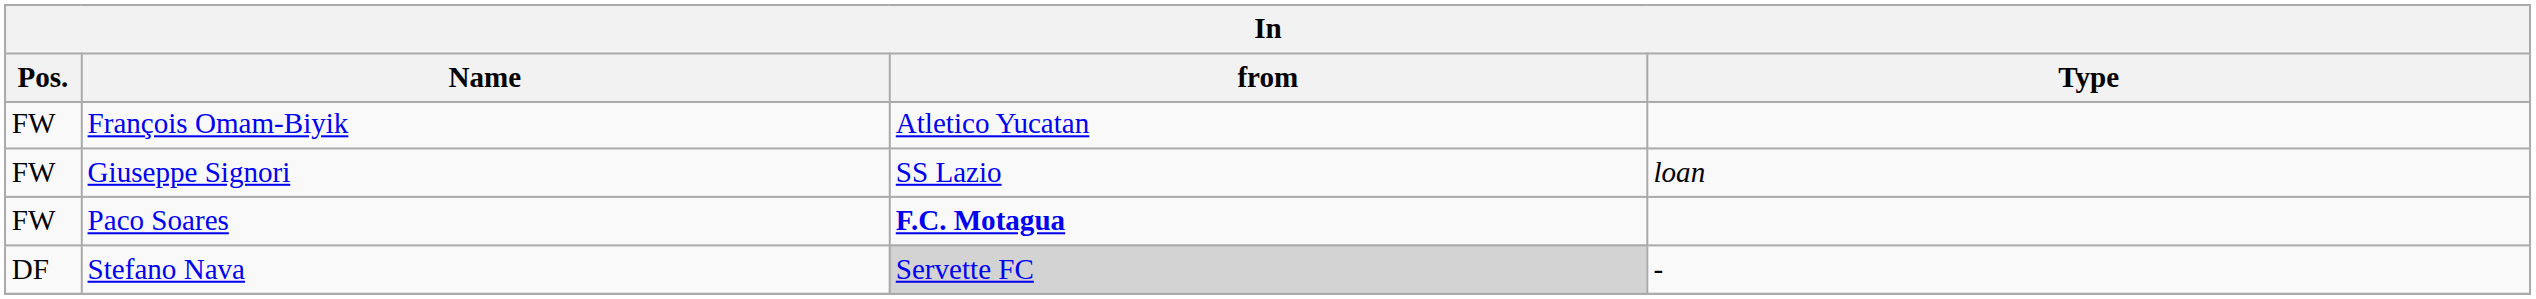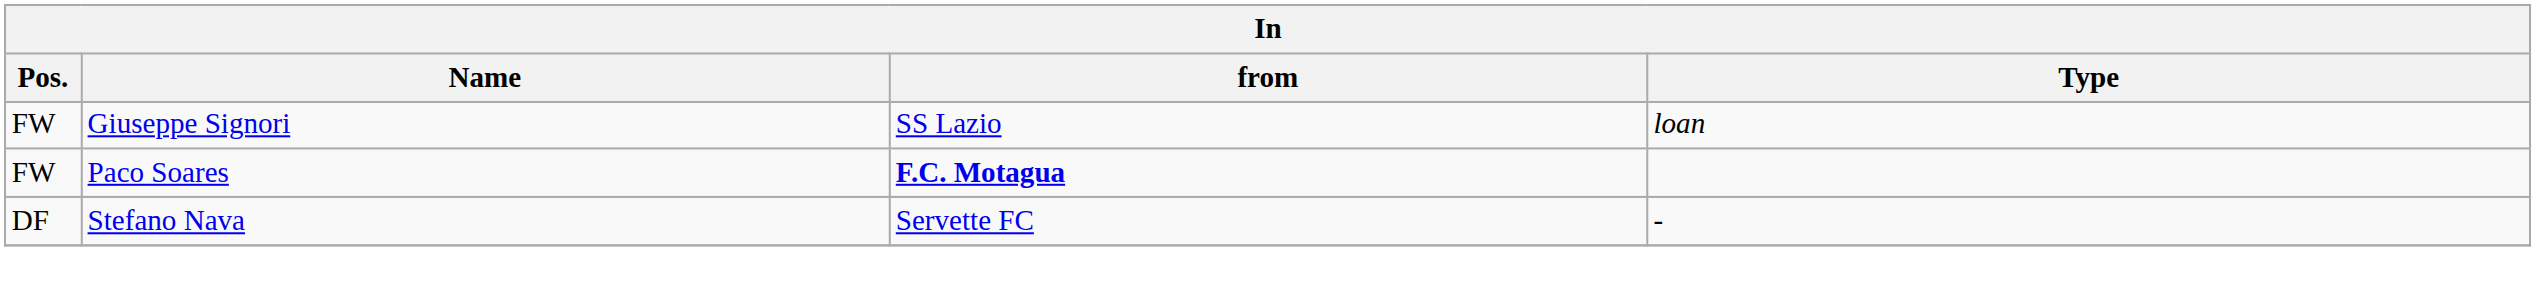- row: (218, 124)
(965, 268) lightgrey background -> (965, 220) no background
